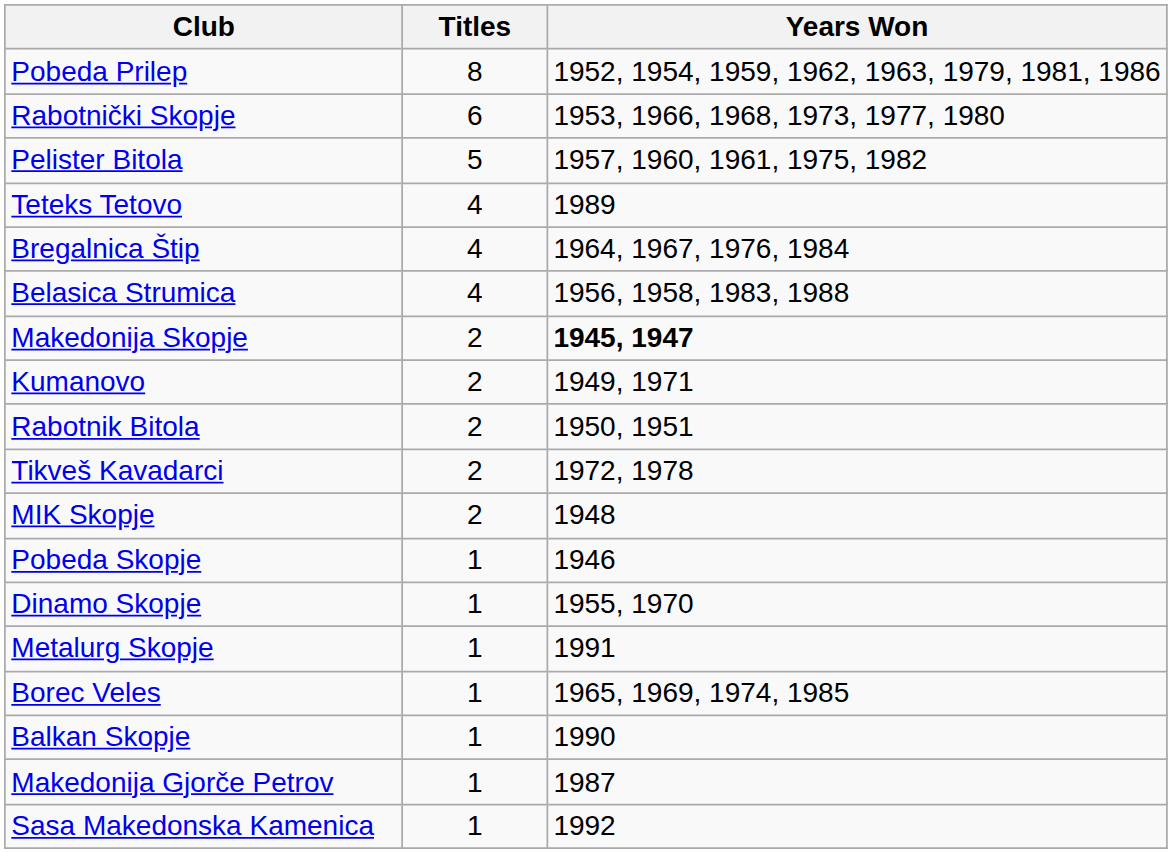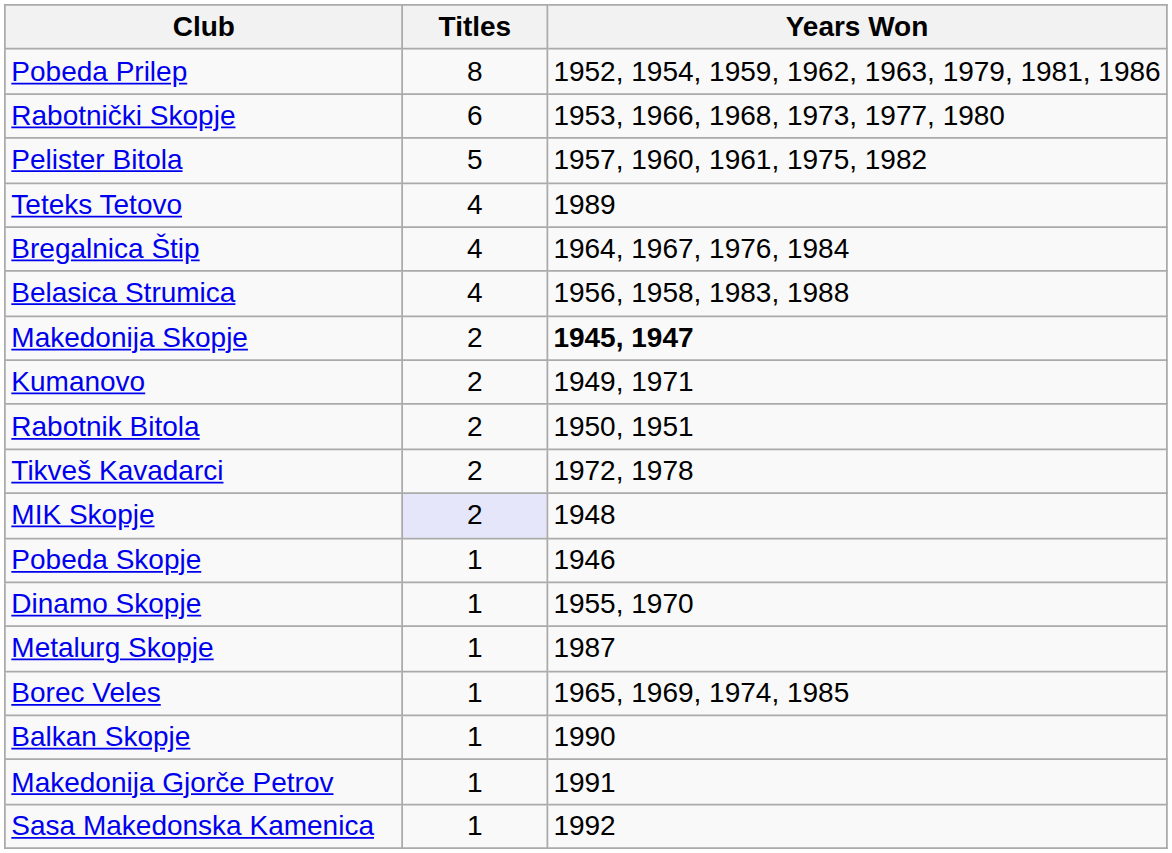(475, 515) no background -> (475, 515) lavender background
(585, 648) 1991 -> (585, 648) 1987
(585, 781) 1987 -> (585, 781) 1991
